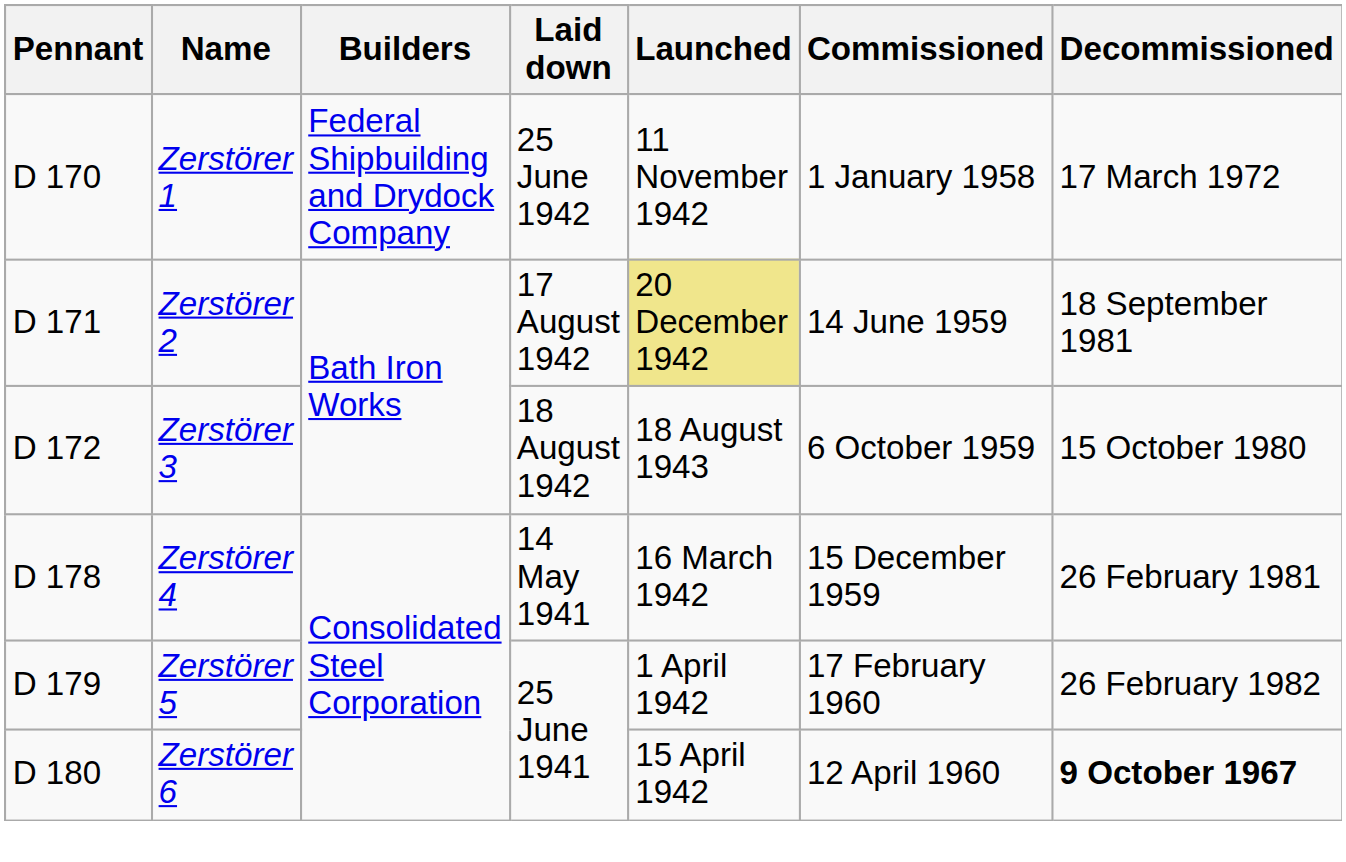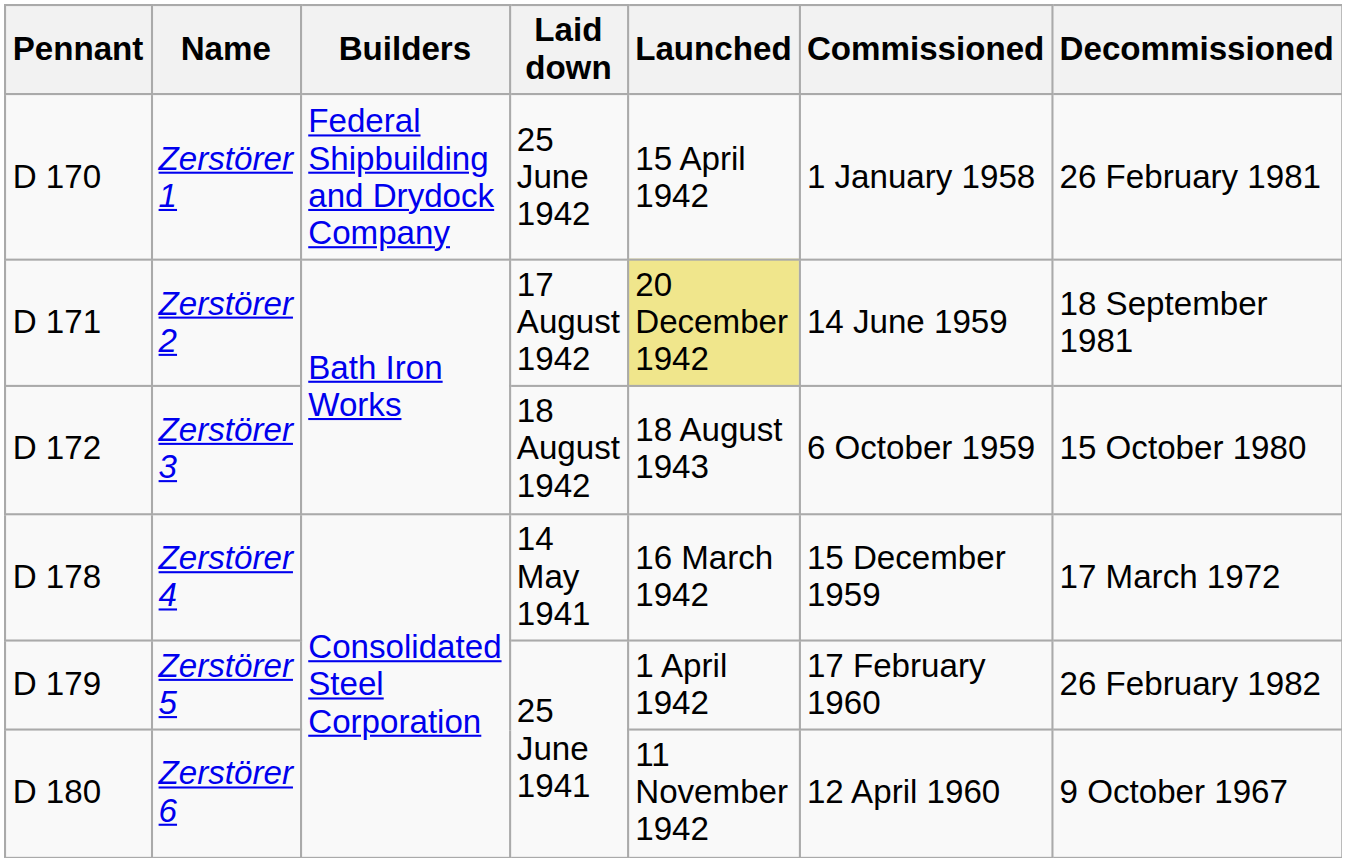(712, 176) 11 November 1942 -> (690, 176) 15 April 1942
(1170, 176) 17 March 1972 -> (1190, 176) 26 February 1981
(1190, 576) 26 February 1981 -> (1170, 576) 17 March 1972
(690, 774) 15 April 1942 -> (712, 793) 11 November 1942
(1178, 774) bold -> (1174, 793) normal
